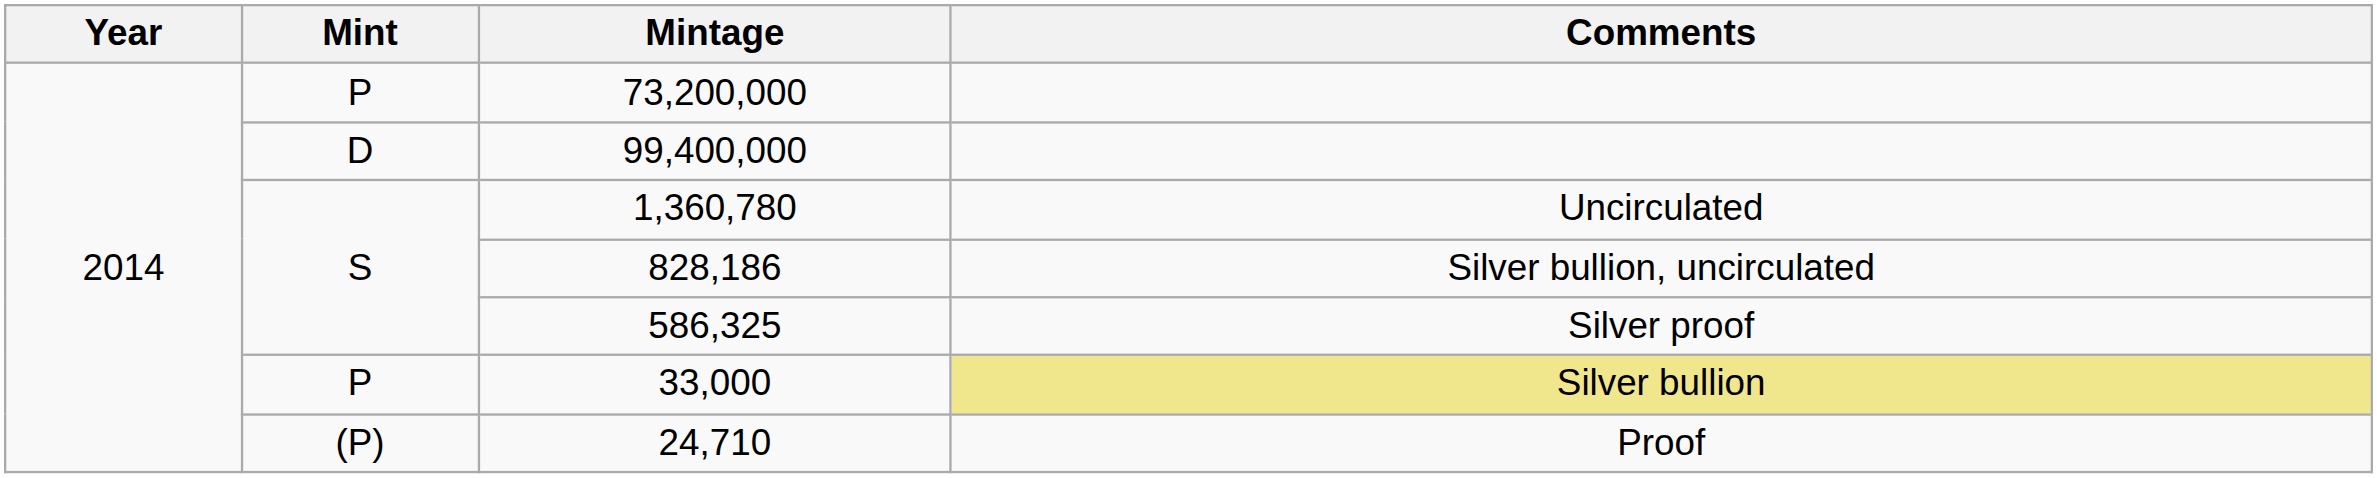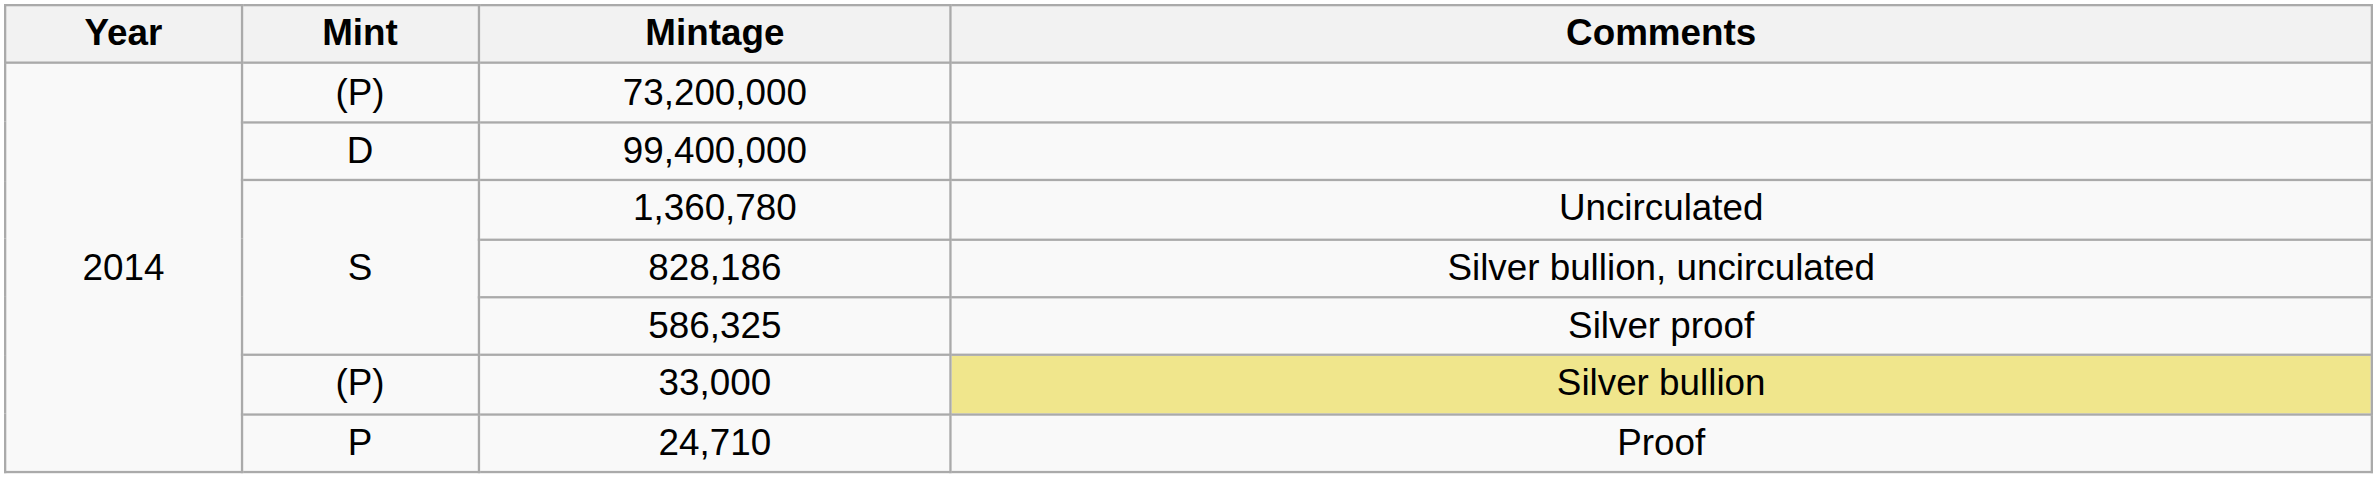(360, 92) P -> (360, 92) (P)
(360, 383) P -> (360, 383) (P)
(360, 442) (P) -> (360, 442) P
